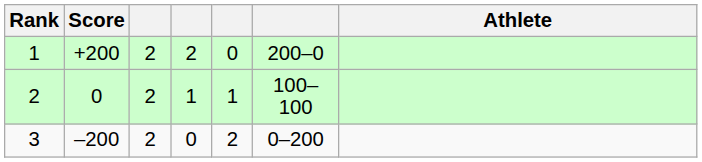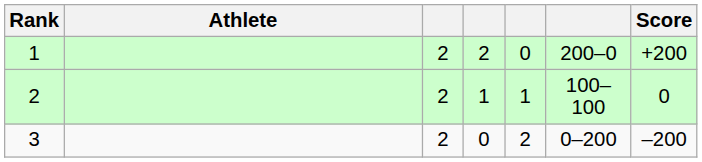columns swapped: (518, 20) <-> (97, 20)
